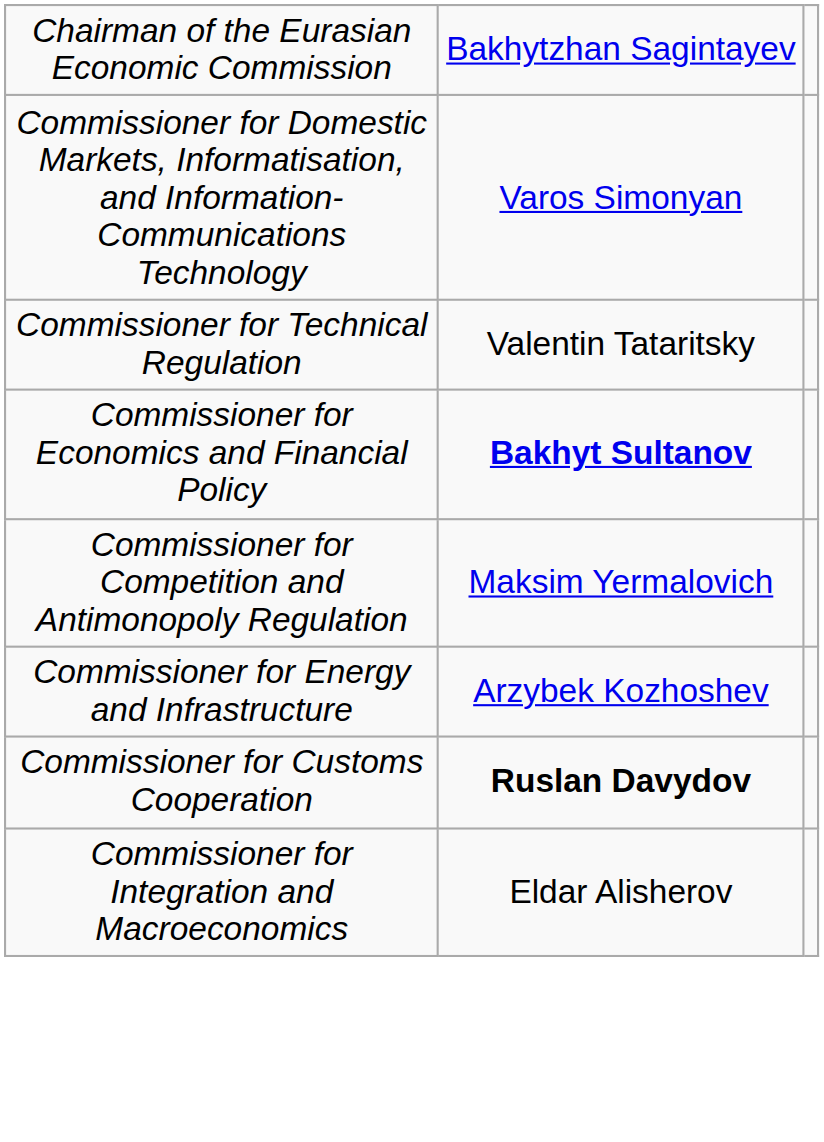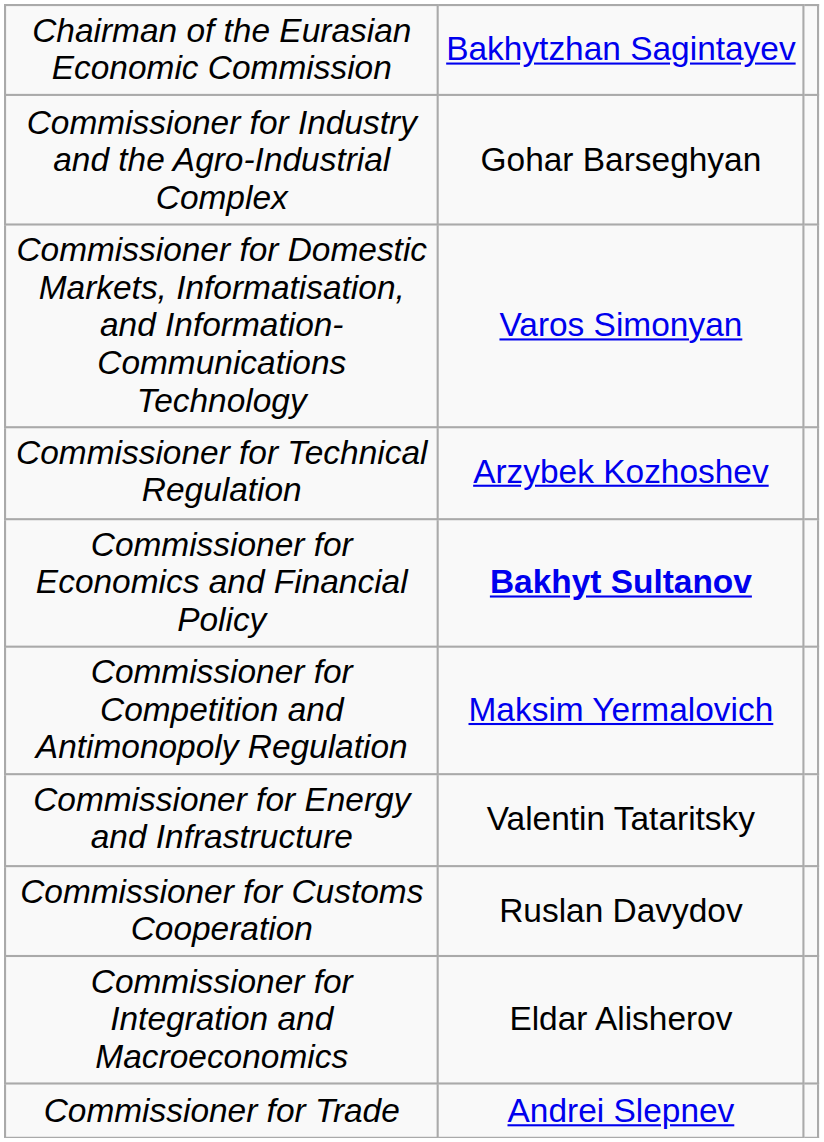+ row: (222, 159)
(621, 343) Valentin Tataritsky -> (621, 472) Arzybek Kozhoshev
(621, 691) Arzybek Kozhoshev -> (621, 819) Valentin Tataritsky
(621, 781) bold -> (621, 910) normal
+ row: (222, 1110)
